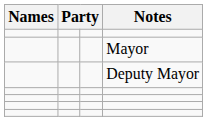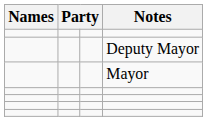rows swapped: (31, 75) <-> (31, 49)
